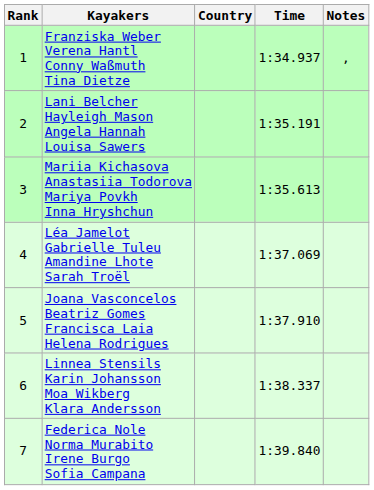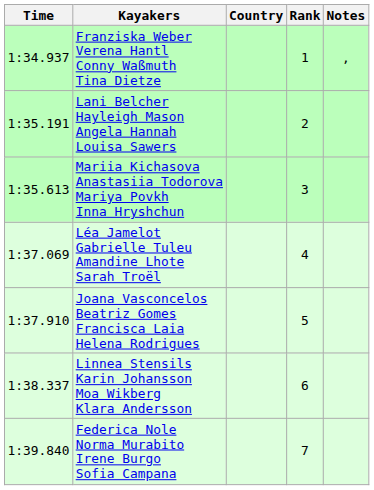columns swapped: (23, 15) <-> (289, 15)
